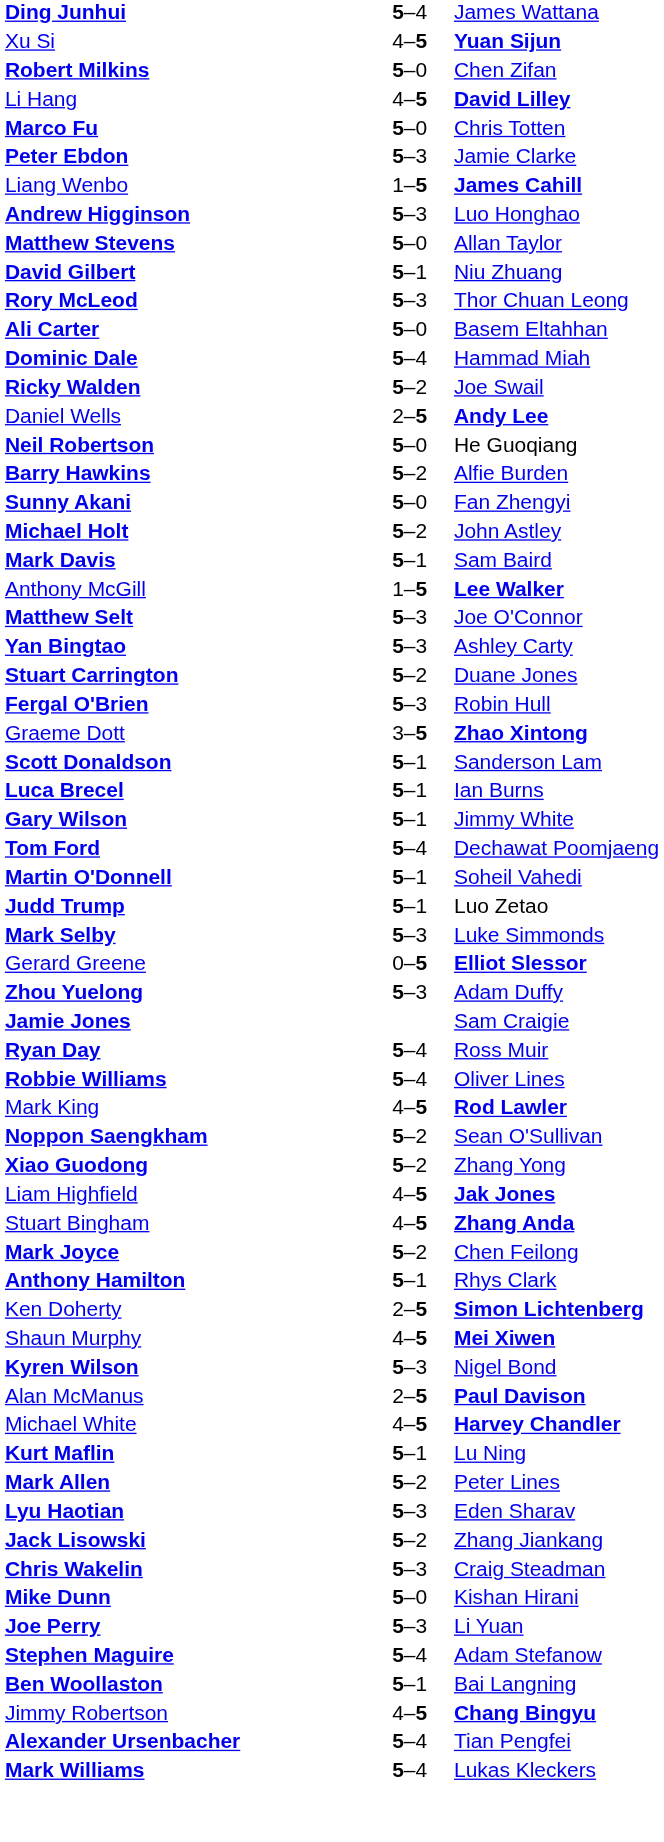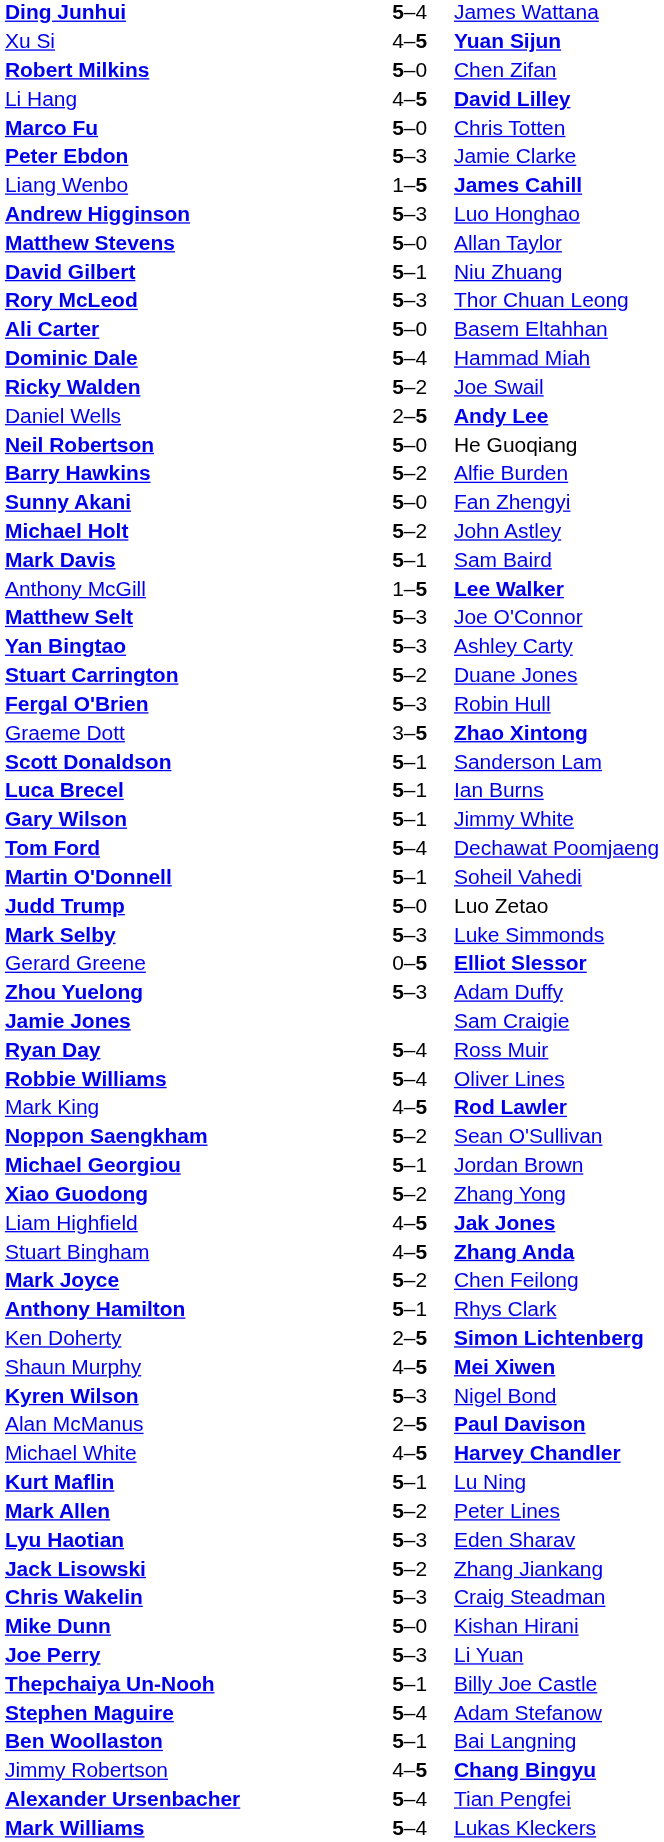(410, 905) 5–1 -> (410, 905) 5–0
+ row: (93, 1165)
+ row: (110, 1684)
